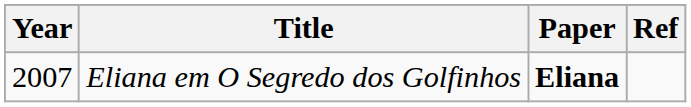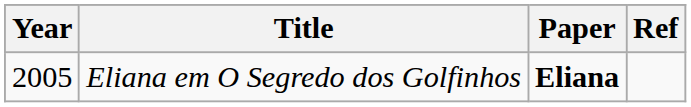(42, 76) 2007 -> (42, 76) 2005
